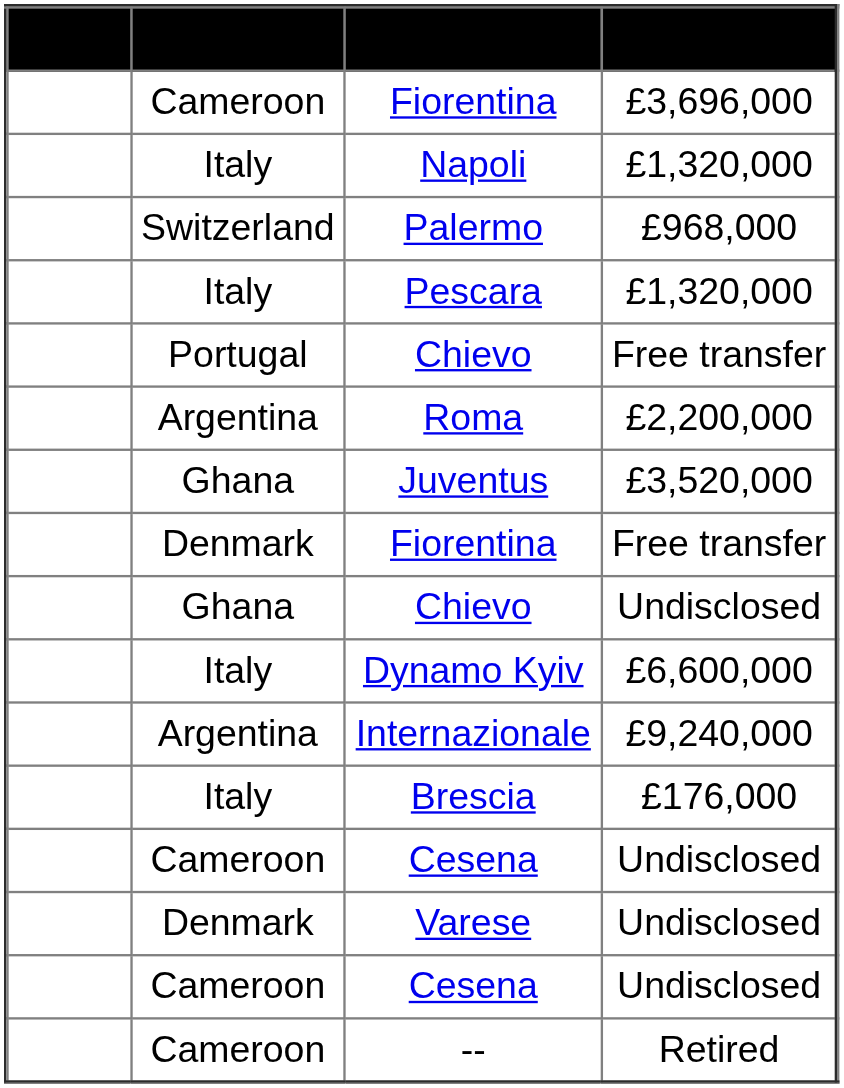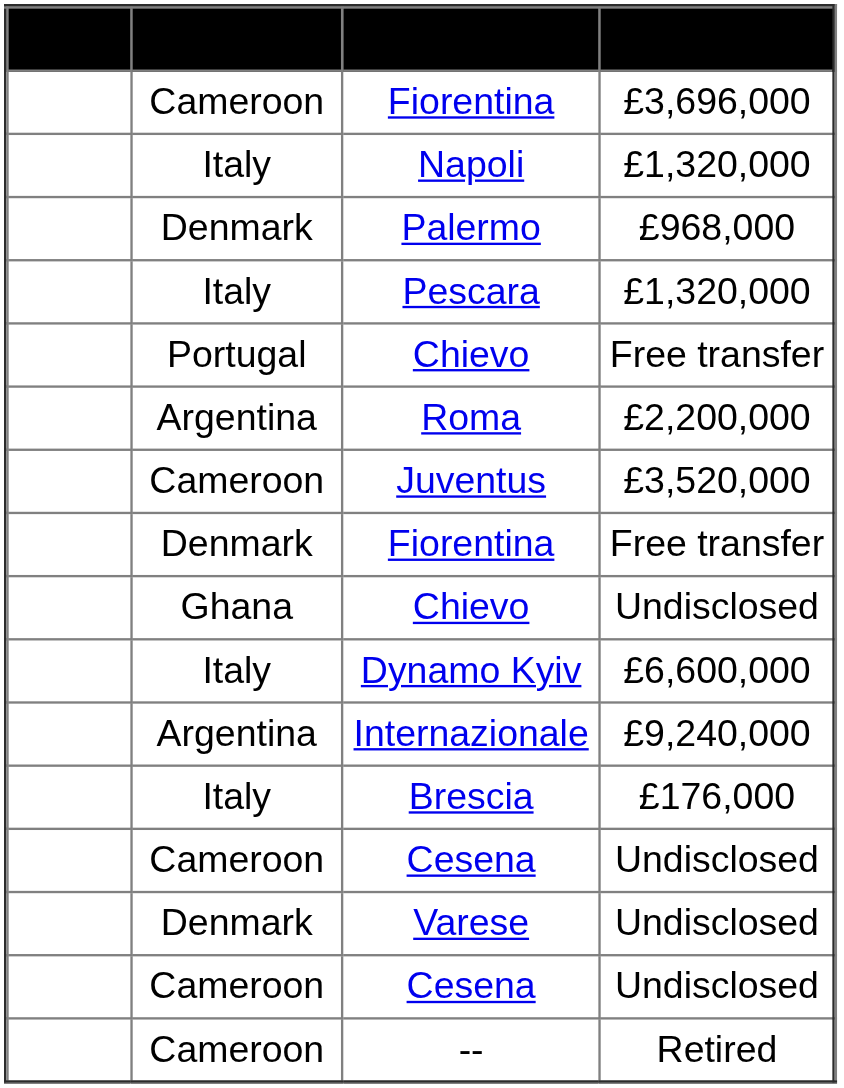(238, 227) Switzerland -> (237, 227) Denmark
(238, 480) Ghana -> (237, 480) Cameroon
